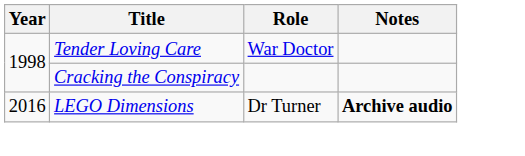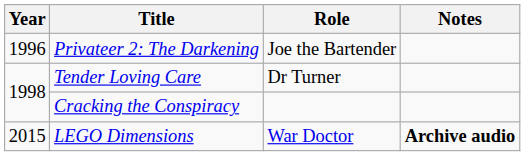+ row: (157, 48)
(291, 48) War Doctor -> (304, 77) Dr Turner
(27, 106) 2016 -> (27, 135) 2015
(284, 106) Dr Turner -> (310, 135) War Doctor
